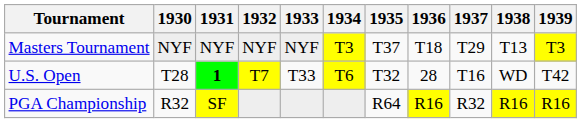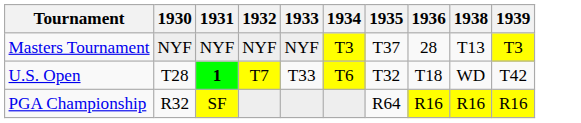- column: (471, 18)
(429, 47) T18 -> (429, 47) 28
(429, 75) 28 -> (429, 75) T18
